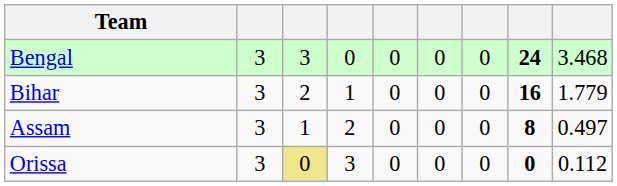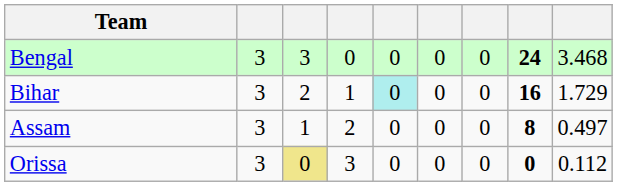(395, 92) no background -> (395, 92) paleturquoise background
(583, 92) 1.779 -> (583, 92) 1.729
